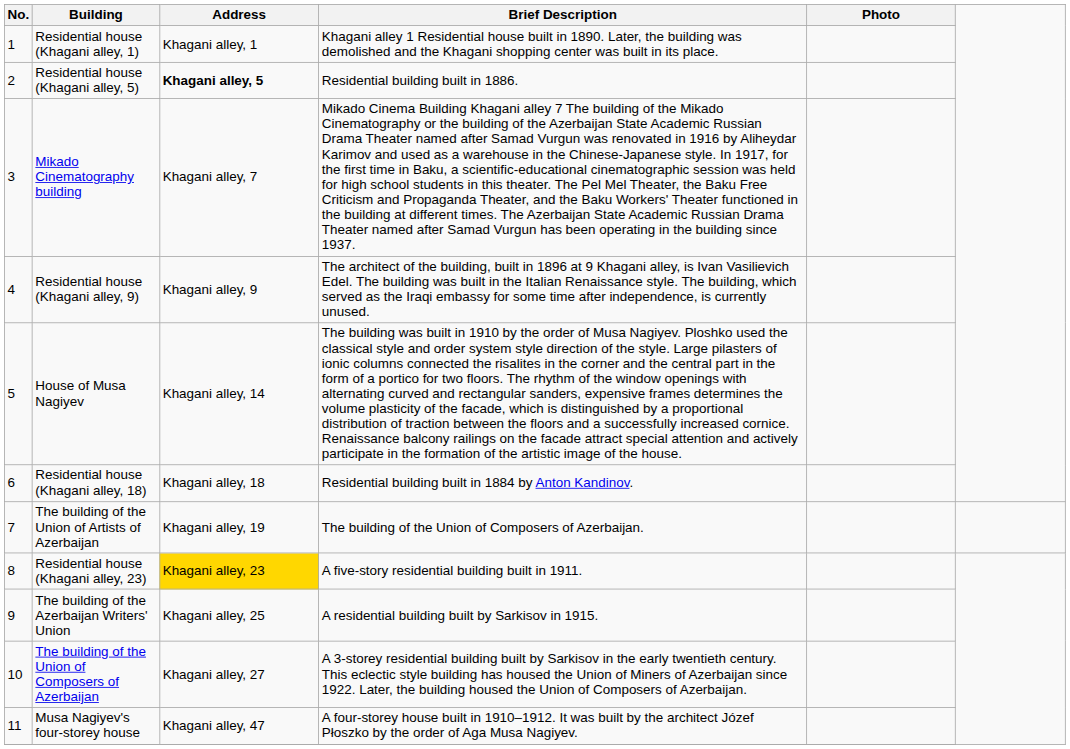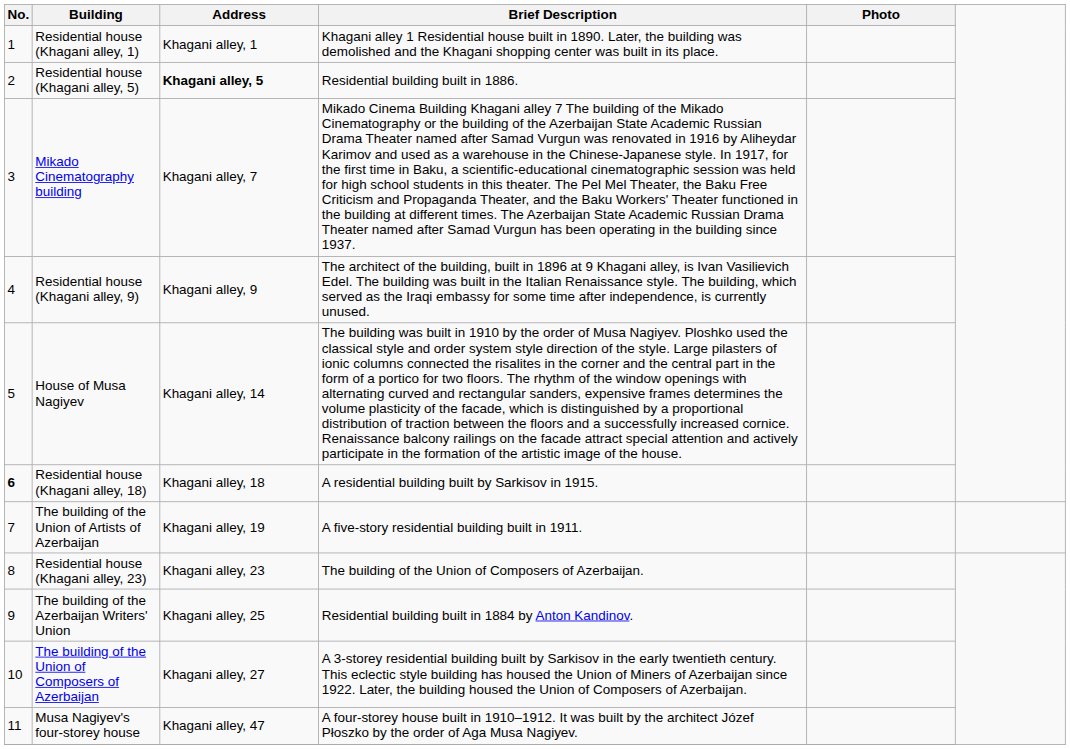(11, 483) normal -> (11, 483) bold
(477, 483) Residential building built in 1884 by Anton Kandinov. -> (460, 483) A residential building built by Sarkisov in 1915.
(483, 527) The building of the Union of Composers of Azerbaijan. -> (452, 527) A five-story residential building built in 1911.
(214, 571) gold background -> (214, 571) no background
(452, 571) A five-story residential building built in 1911. -> (483, 571) The building of the Union of Composers of Azerbaijan.
(460, 615) A residential building built by Sarkisov in 1915. -> (477, 615) Residential building built in 1884 by Anton Kandinov.
